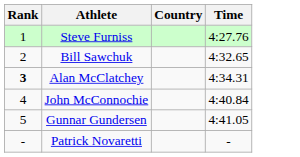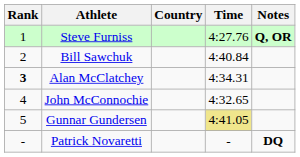+ column: (273, 15)
(229, 57) 4:32.65 -> (229, 57) 4:40.84
(229, 99) 4:40.84 -> (229, 99) 4:32.65
(229, 120) no background -> (229, 120) khaki background
